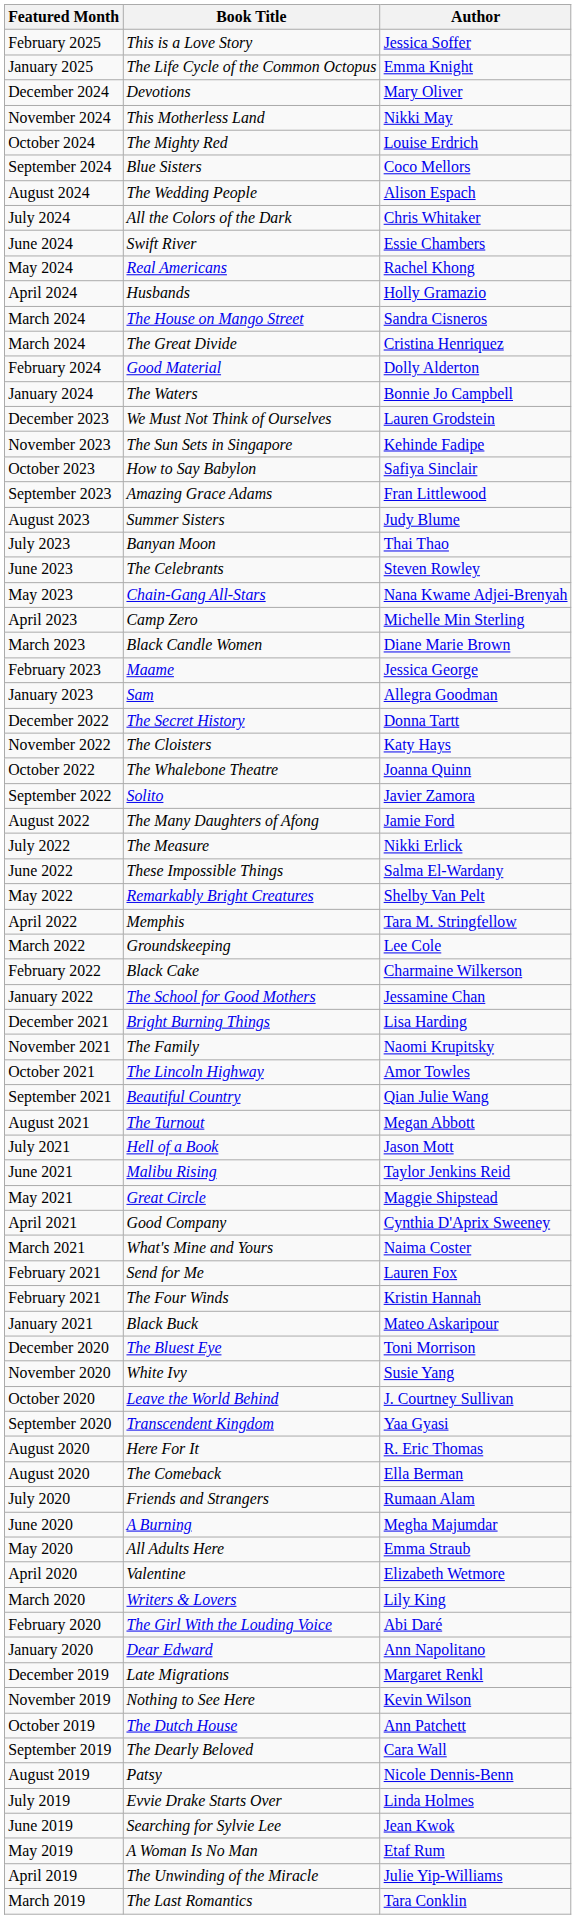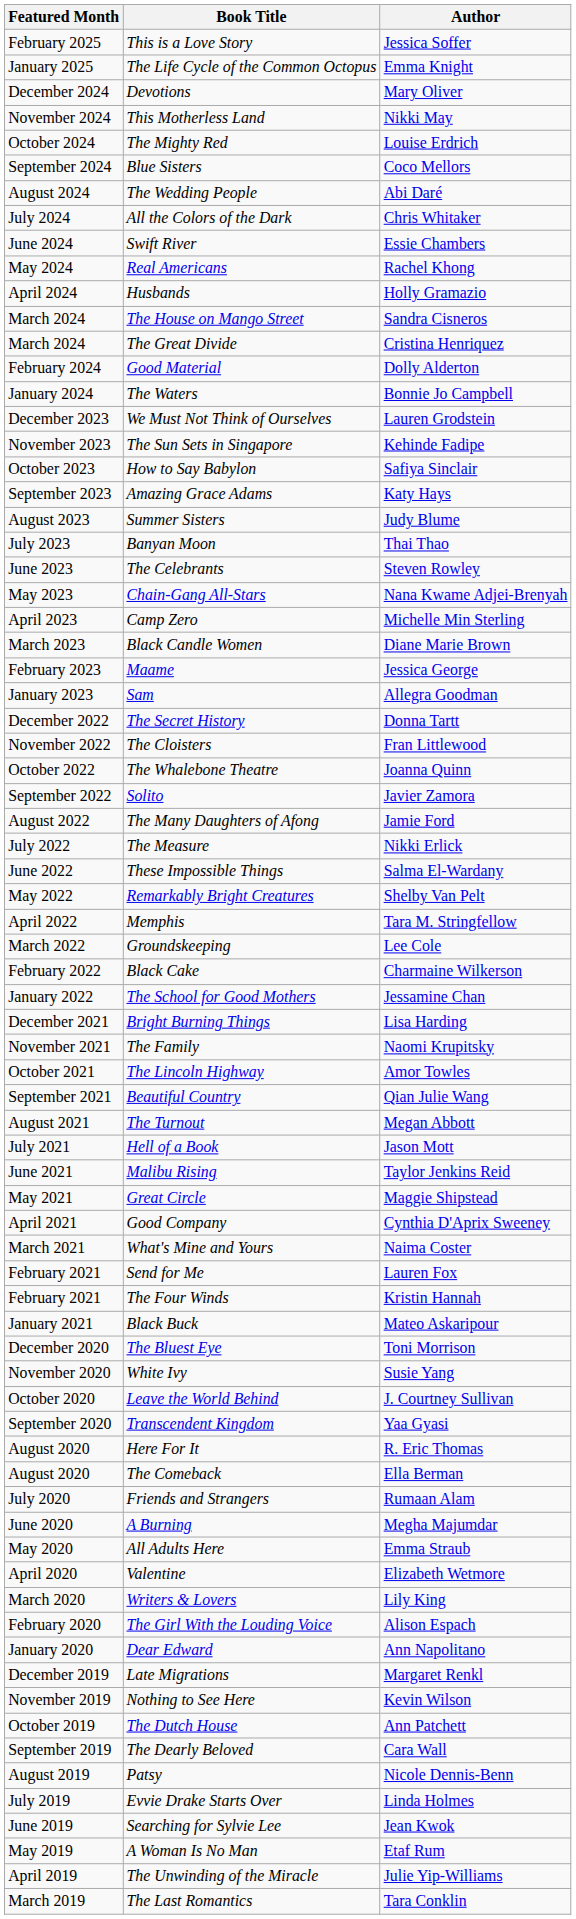(430, 192) Alison Espach -> (413, 192) Abi Daré
(435, 494) Fran Littlewood -> (417, 494) Katy Hays
(417, 745) Katy Hays -> (435, 745) Fran Littlewood
(413, 1624) Abi Daré -> (430, 1624) Alison Espach
